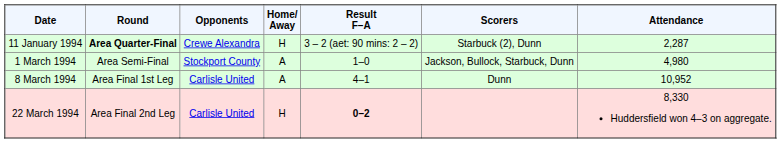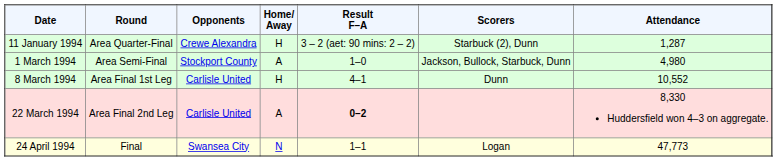(133, 43) bold -> (131, 43) normal
(676, 43) 2,287 -> (673, 43) 1,287
(282, 79) A -> (279, 79) H
(676, 79) 10,952 -> (673, 79) 10,552
(282, 113) H -> (279, 113) A
+ row: (45, 147)
